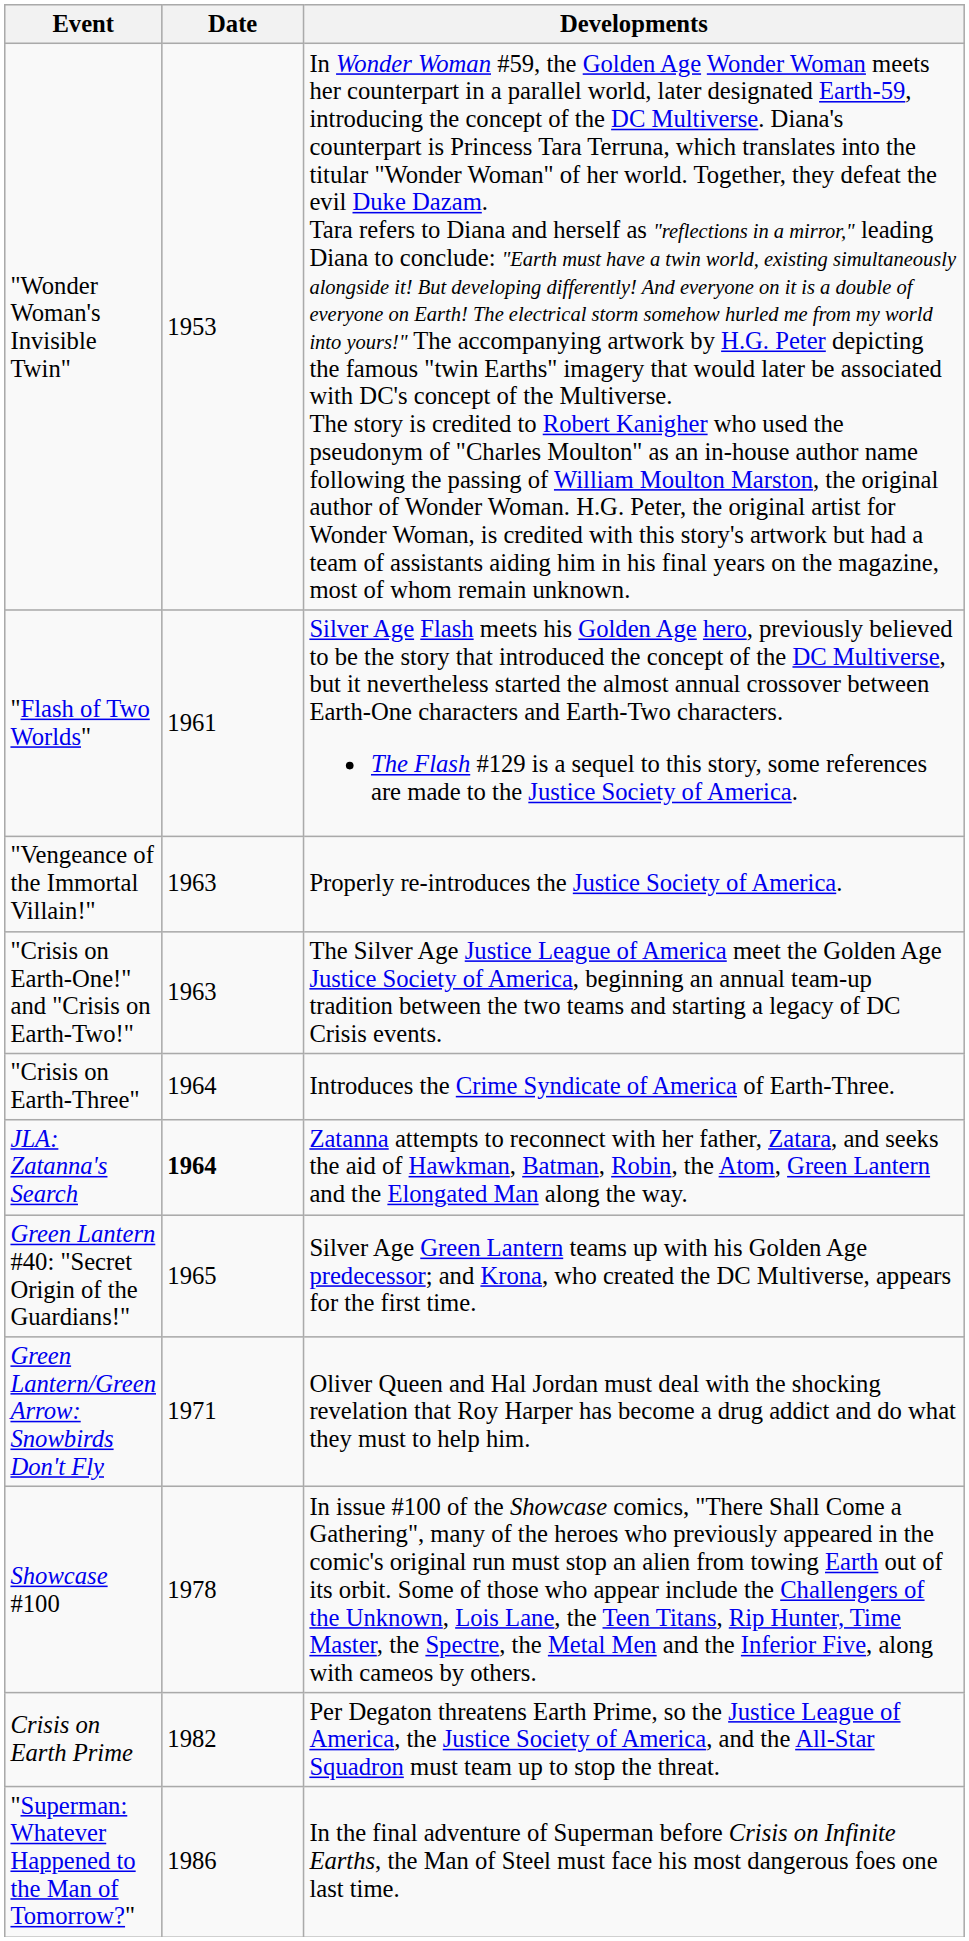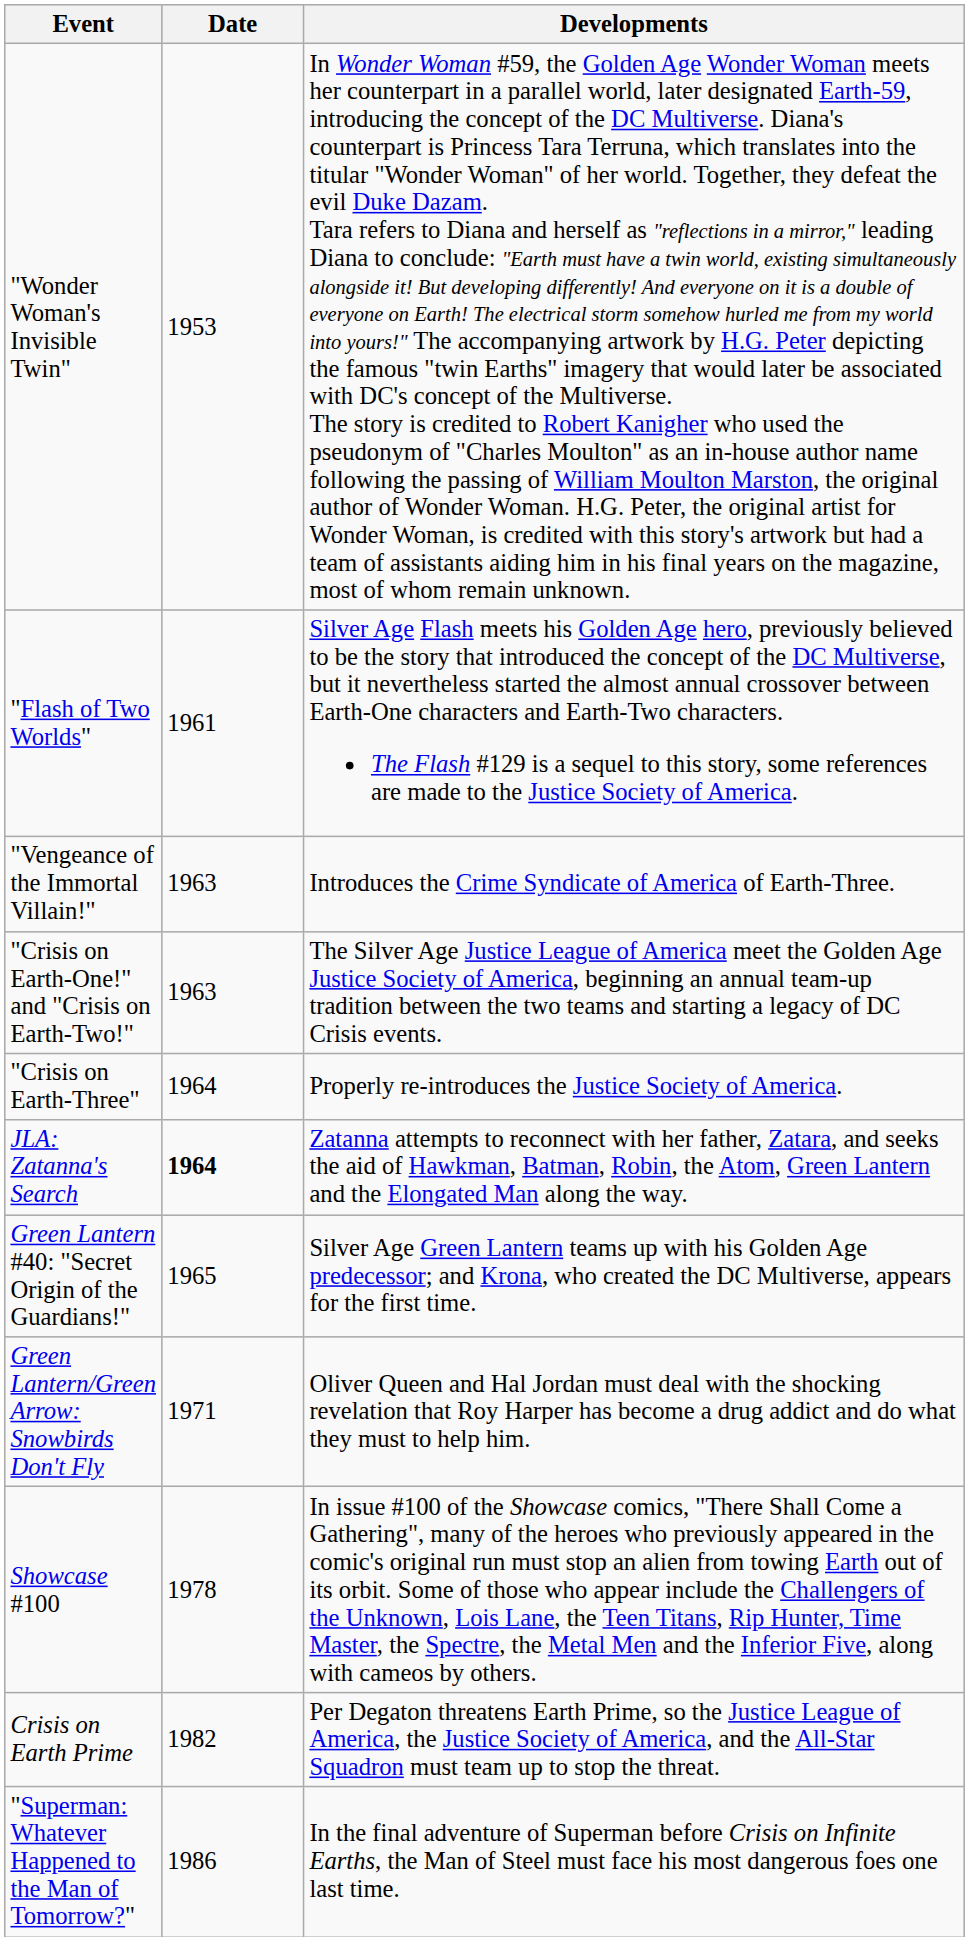(576, 883) Properly re-introduces the Justice Society of America. -> (602, 883) Introduces the Crime Syndicate of America of Earth-Three.
(602, 1086) Introduces the Crime Syndicate of America of Earth-Three. -> (576, 1086) Properly re-introduces the Justice Society of America.
